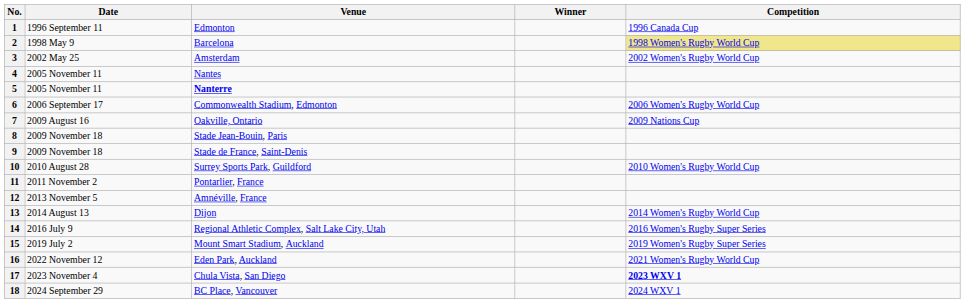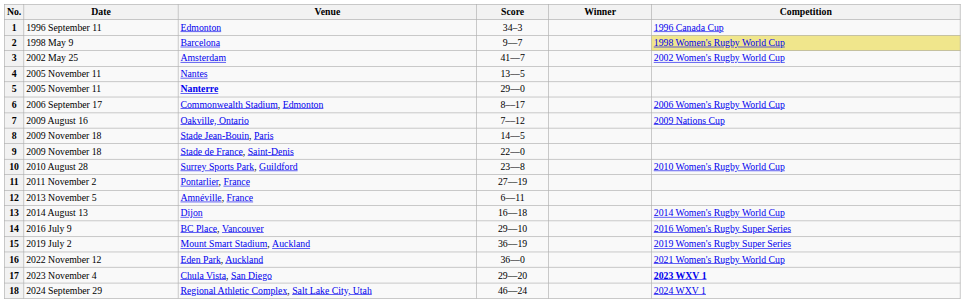+ column: (513, 12)
(290, 228) Regional Athletic Complex, Salt Lake City, Utah -> (222, 228) BC Place, Vancouver
(236, 290) BC Place, Vancouver -> (276, 290) Regional Athletic Complex, Salt Lake City, Utah
